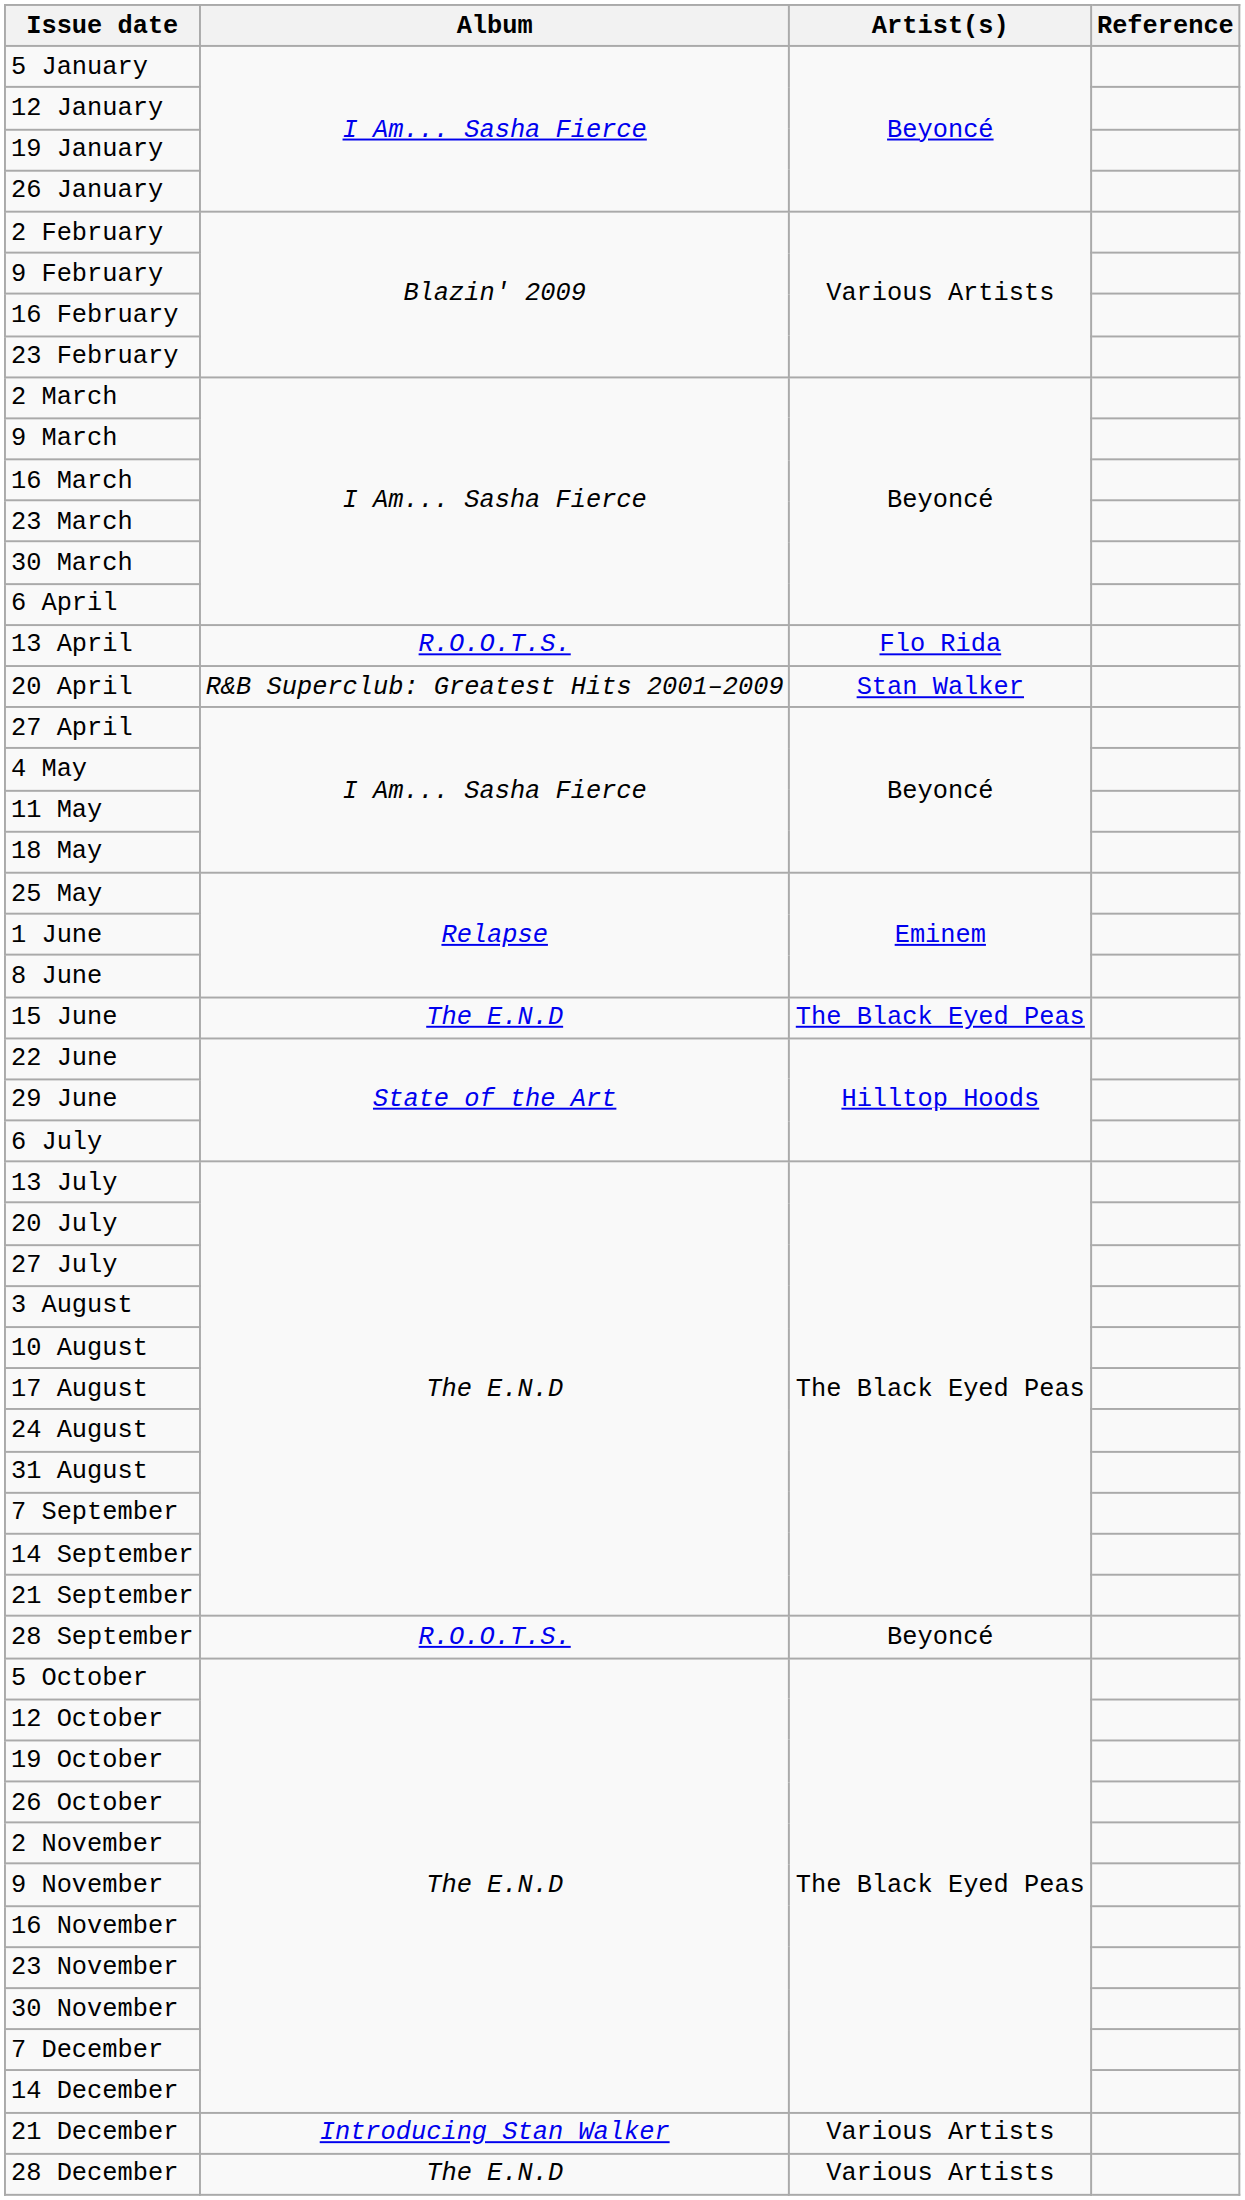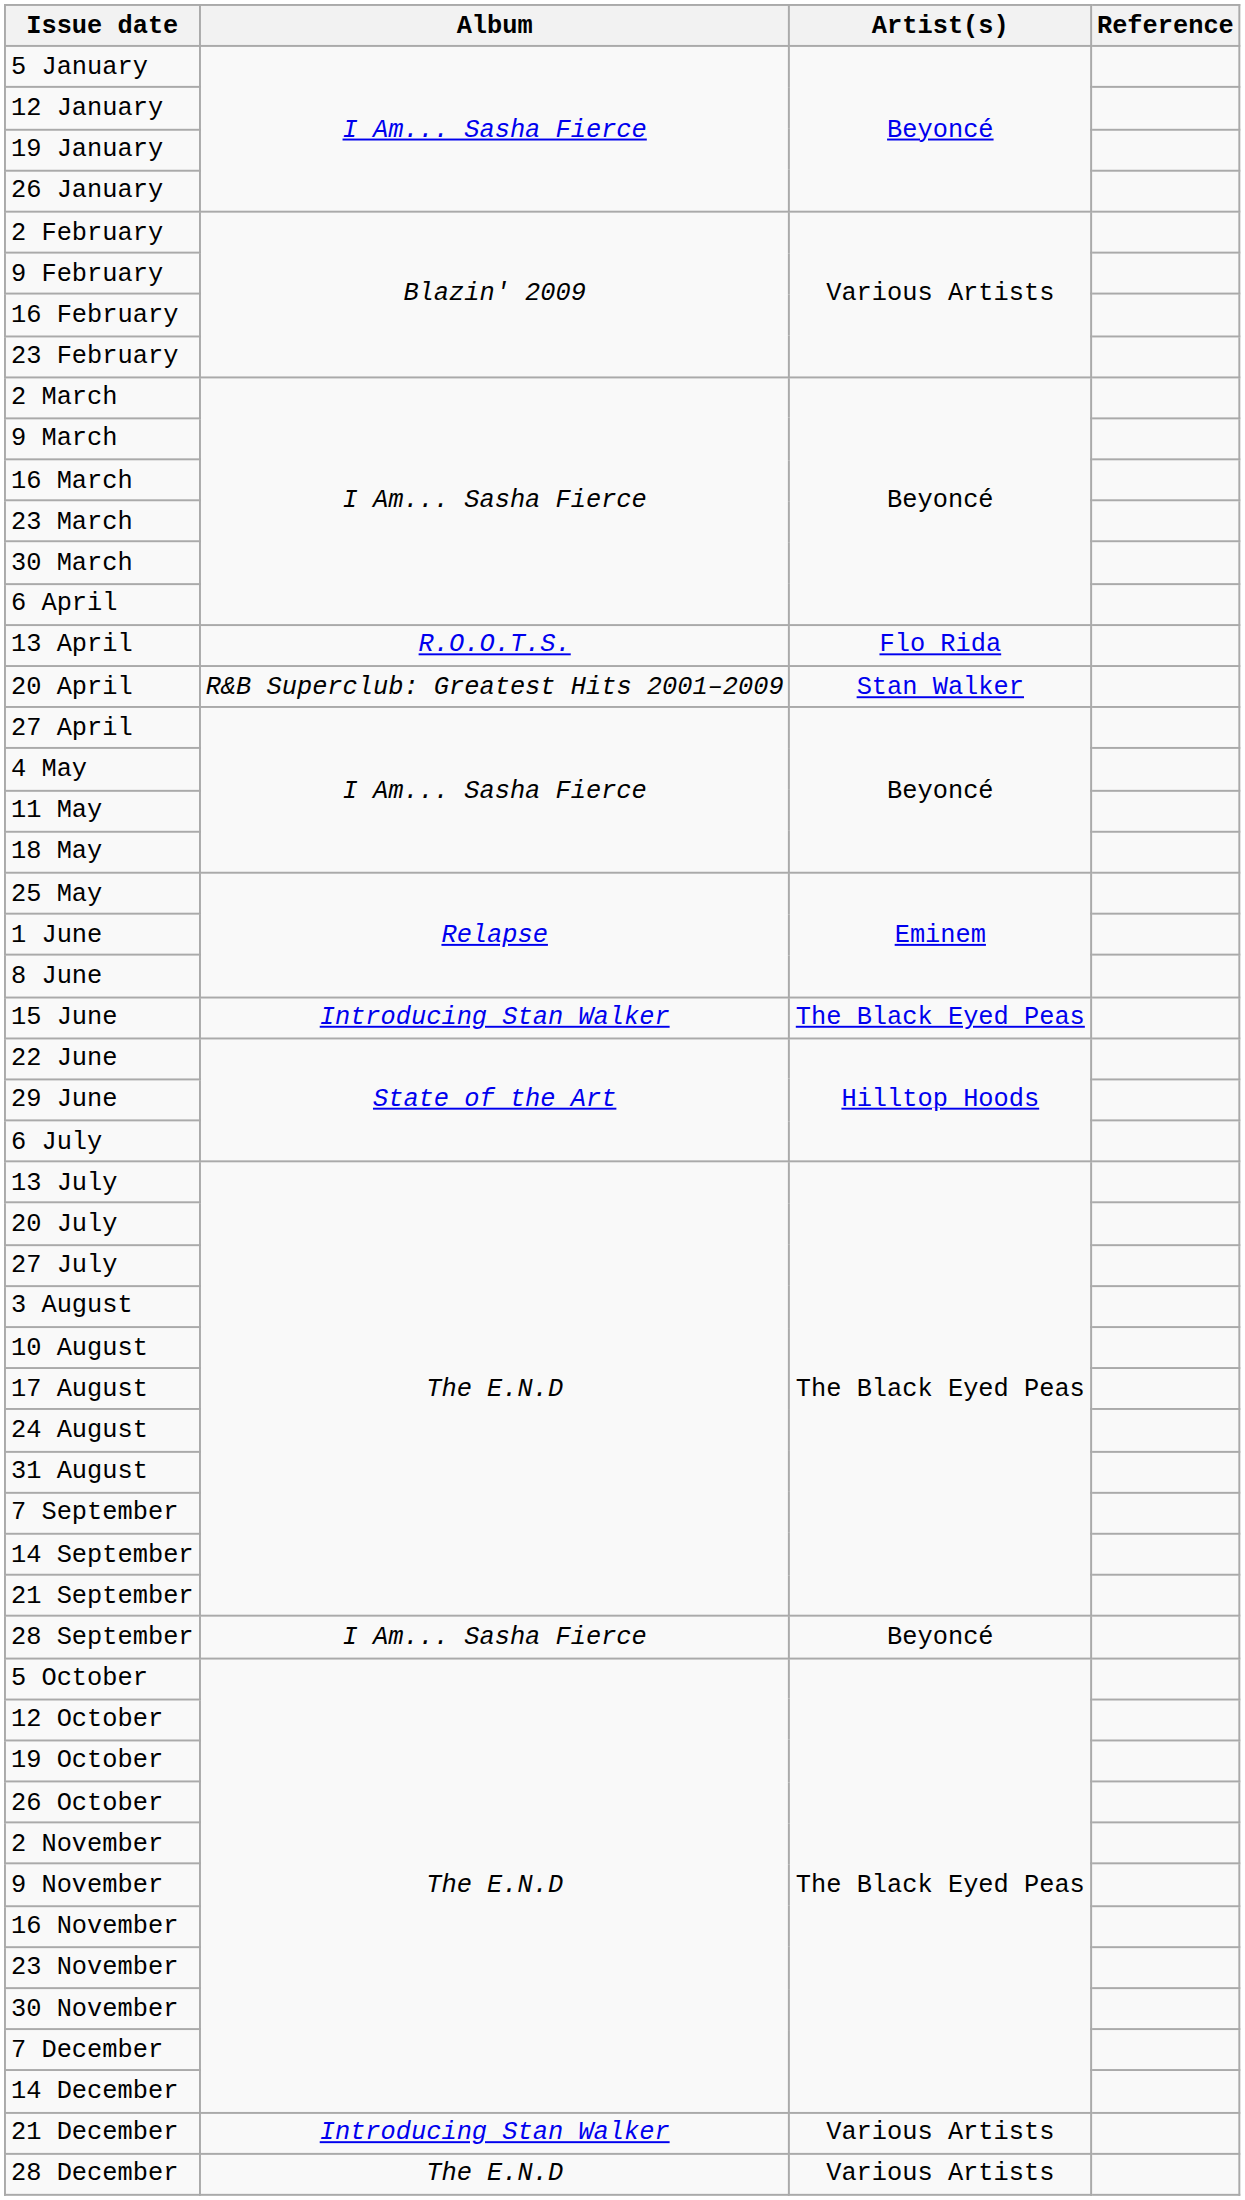(495, 1017) The E.N.D -> (495, 1017) Introducing Stan Walker
(495, 1637) R.O.O.T.S. -> (495, 1637) I Am... Sasha Fierce
